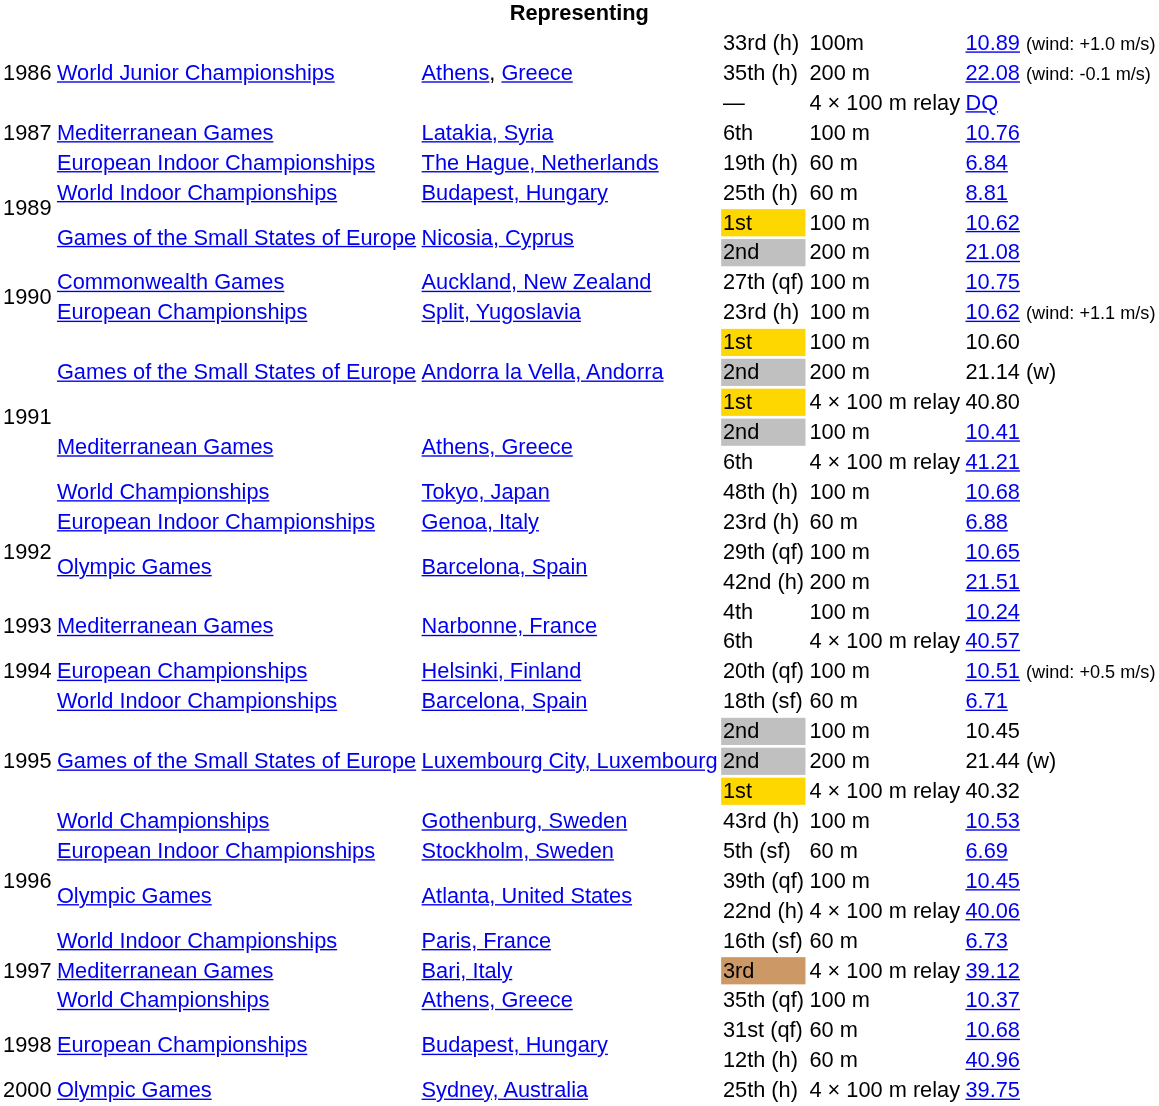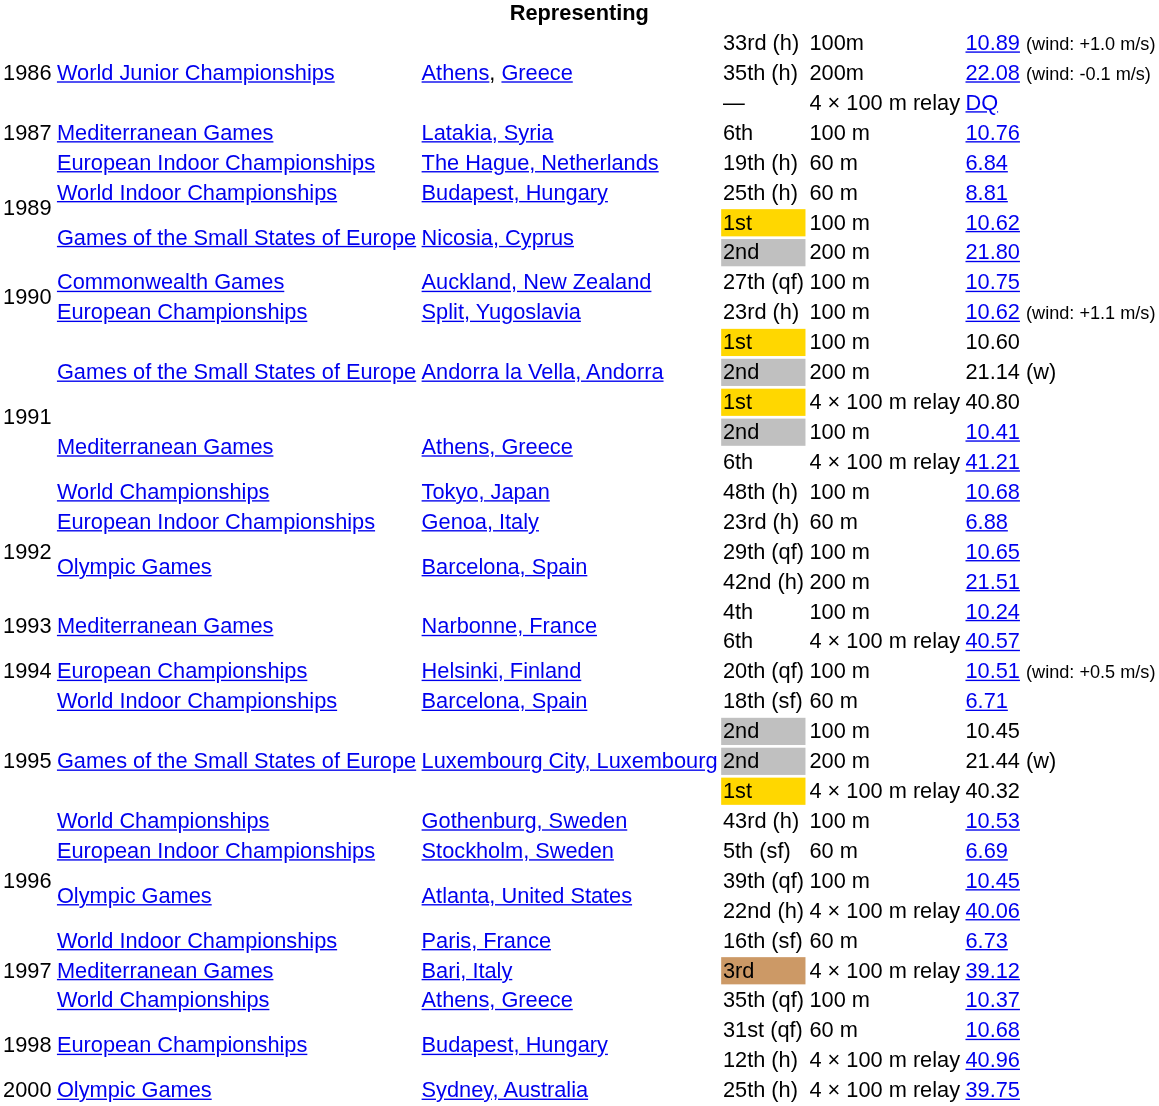(840, 72) 200 m -> (837, 72) 200m
(993, 252) 21.08 -> (993, 252) 21.80
(834, 1060) 60 m -> (885, 1060) 4 × 100 m relay
